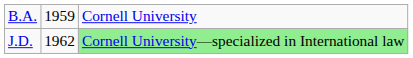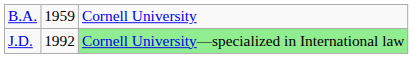(59, 41) 1962 -> (59, 41) 1992
